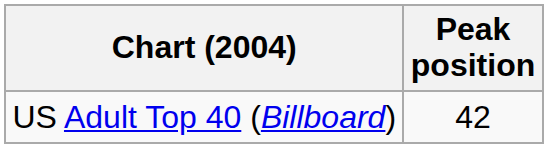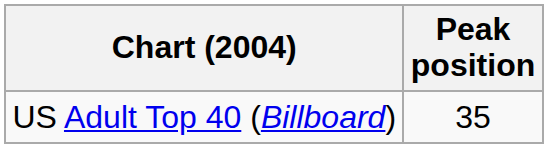(473, 116) 42 -> (473, 116) 35
